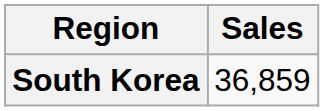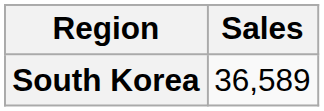(262, 79) 36,859 -> (262, 79) 36,589
